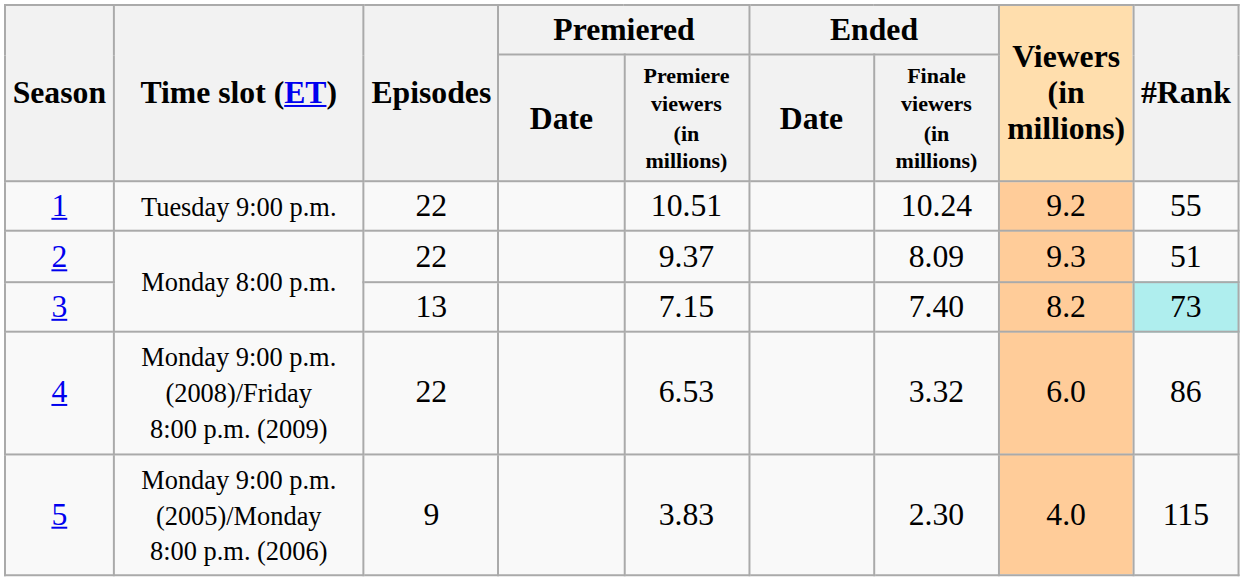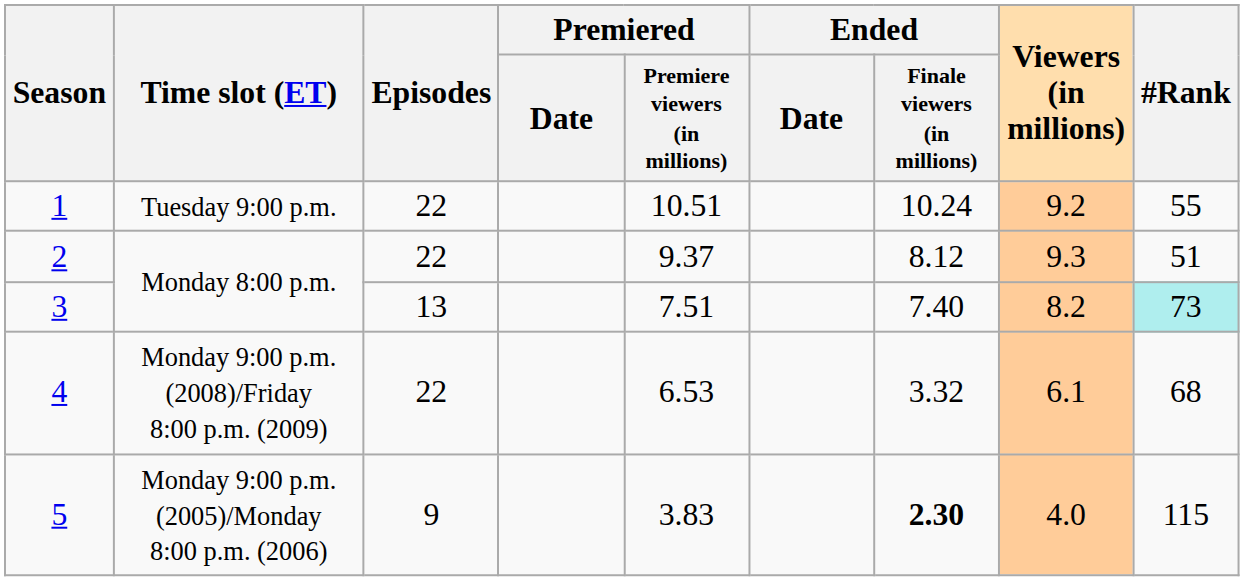(936, 256) 8.09 -> (936, 256) 8.12
(686, 306) 7.15 -> (686, 306) 7.51
(1066, 392) 6.0 -> (1066, 392) 6.1
(1186, 392) 86 -> (1186, 392) 68
(936, 513) normal -> (936, 513) bold
